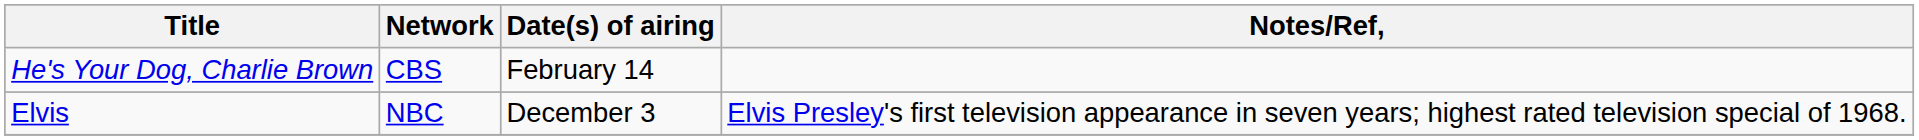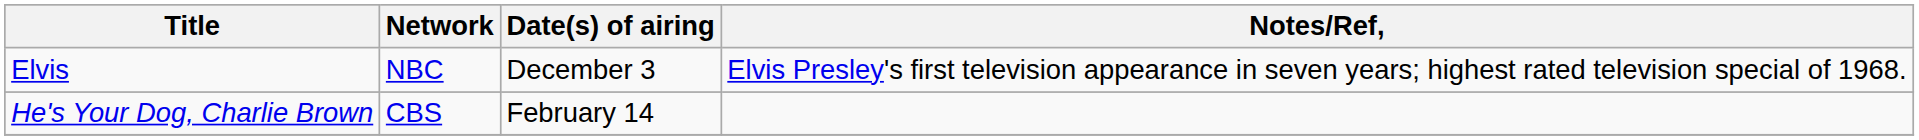rows swapped: (192, 69) <-> (40, 112)
